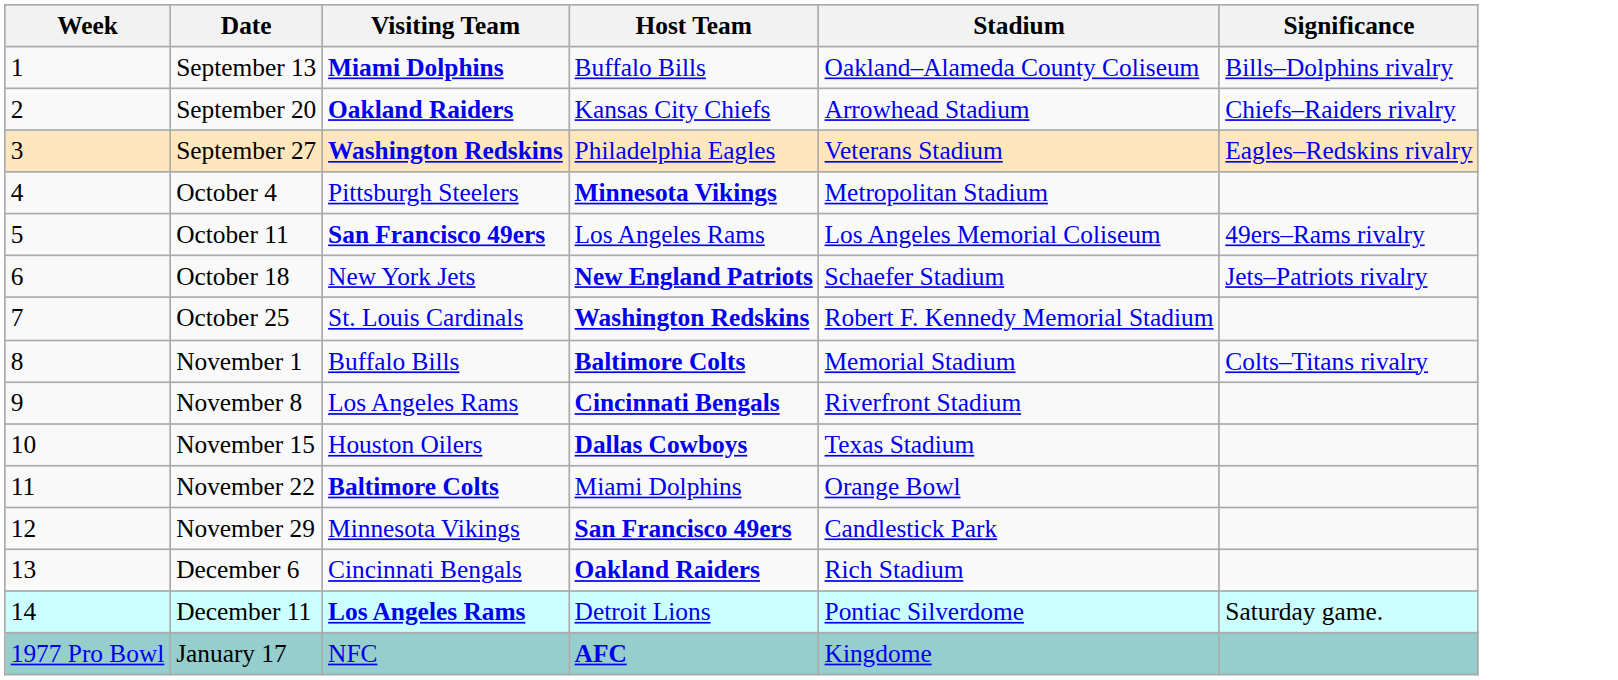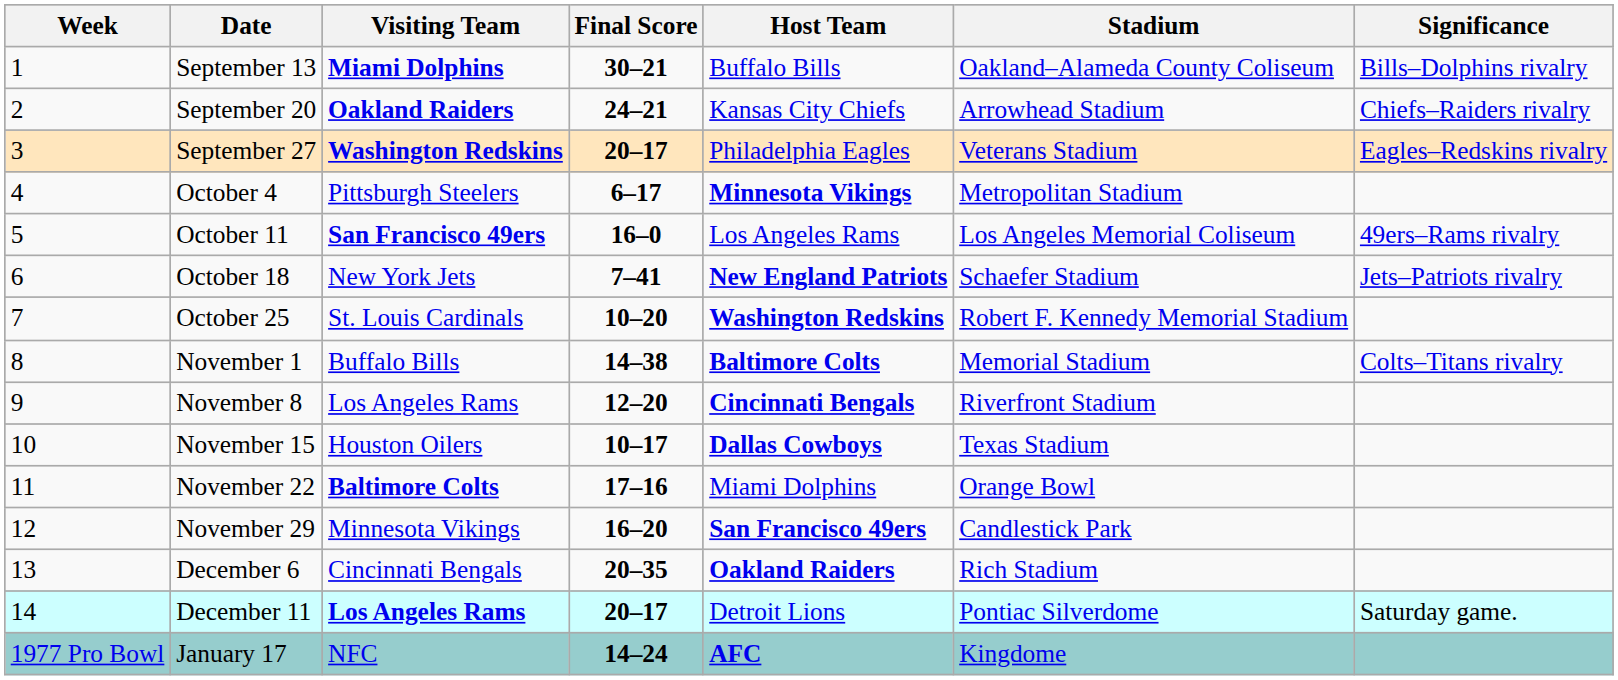+ column: (636, 25)
